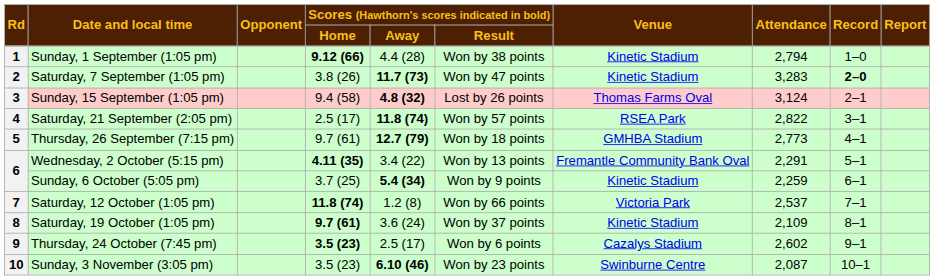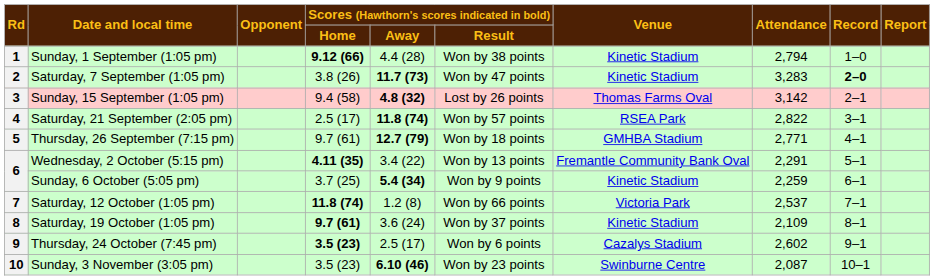(791, 98) 3,124 -> (791, 98) 3,142
(791, 139) 2,773 -> (791, 139) 2,771
